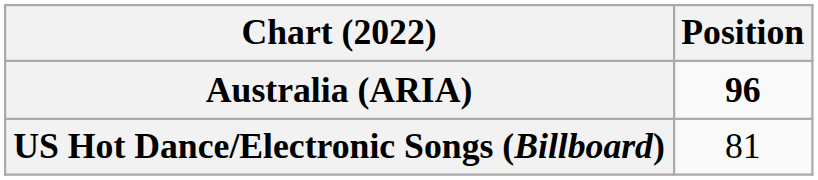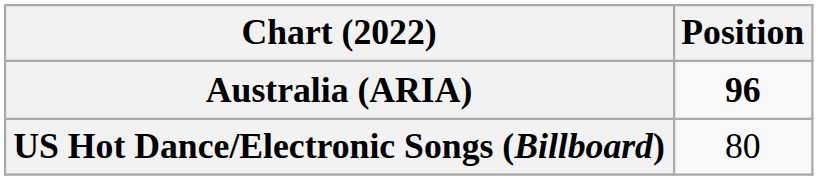(743, 145) 81 -> (743, 145) 80
